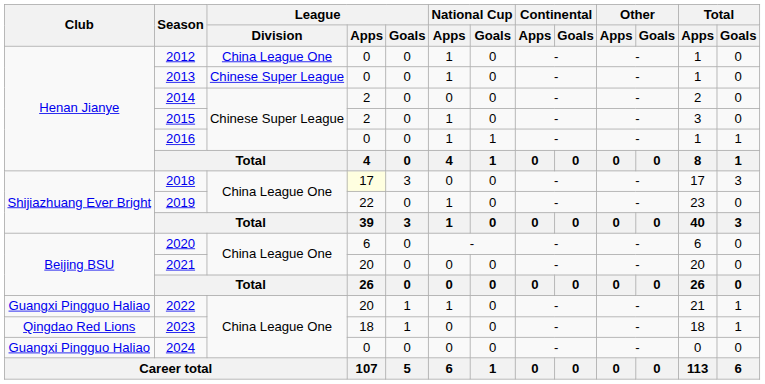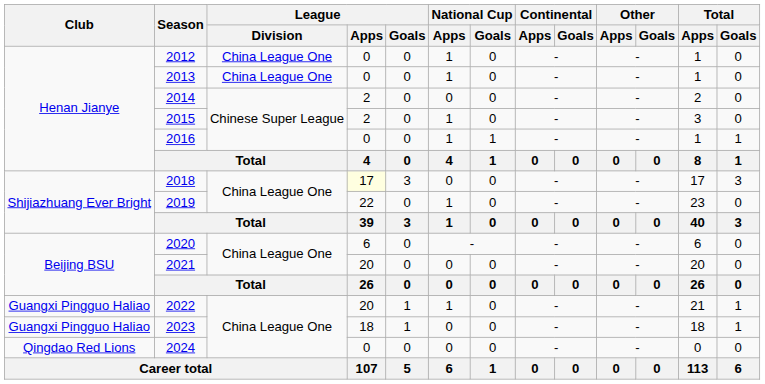(277, 77) Chinese Super League -> (277, 77) China League One
(79, 327) Qingdao Red Lions -> (79, 327) Guangxi Pingguo Haliao
(79, 347) Guangxi Pingguo Haliao -> (79, 347) Qingdao Red Lions
